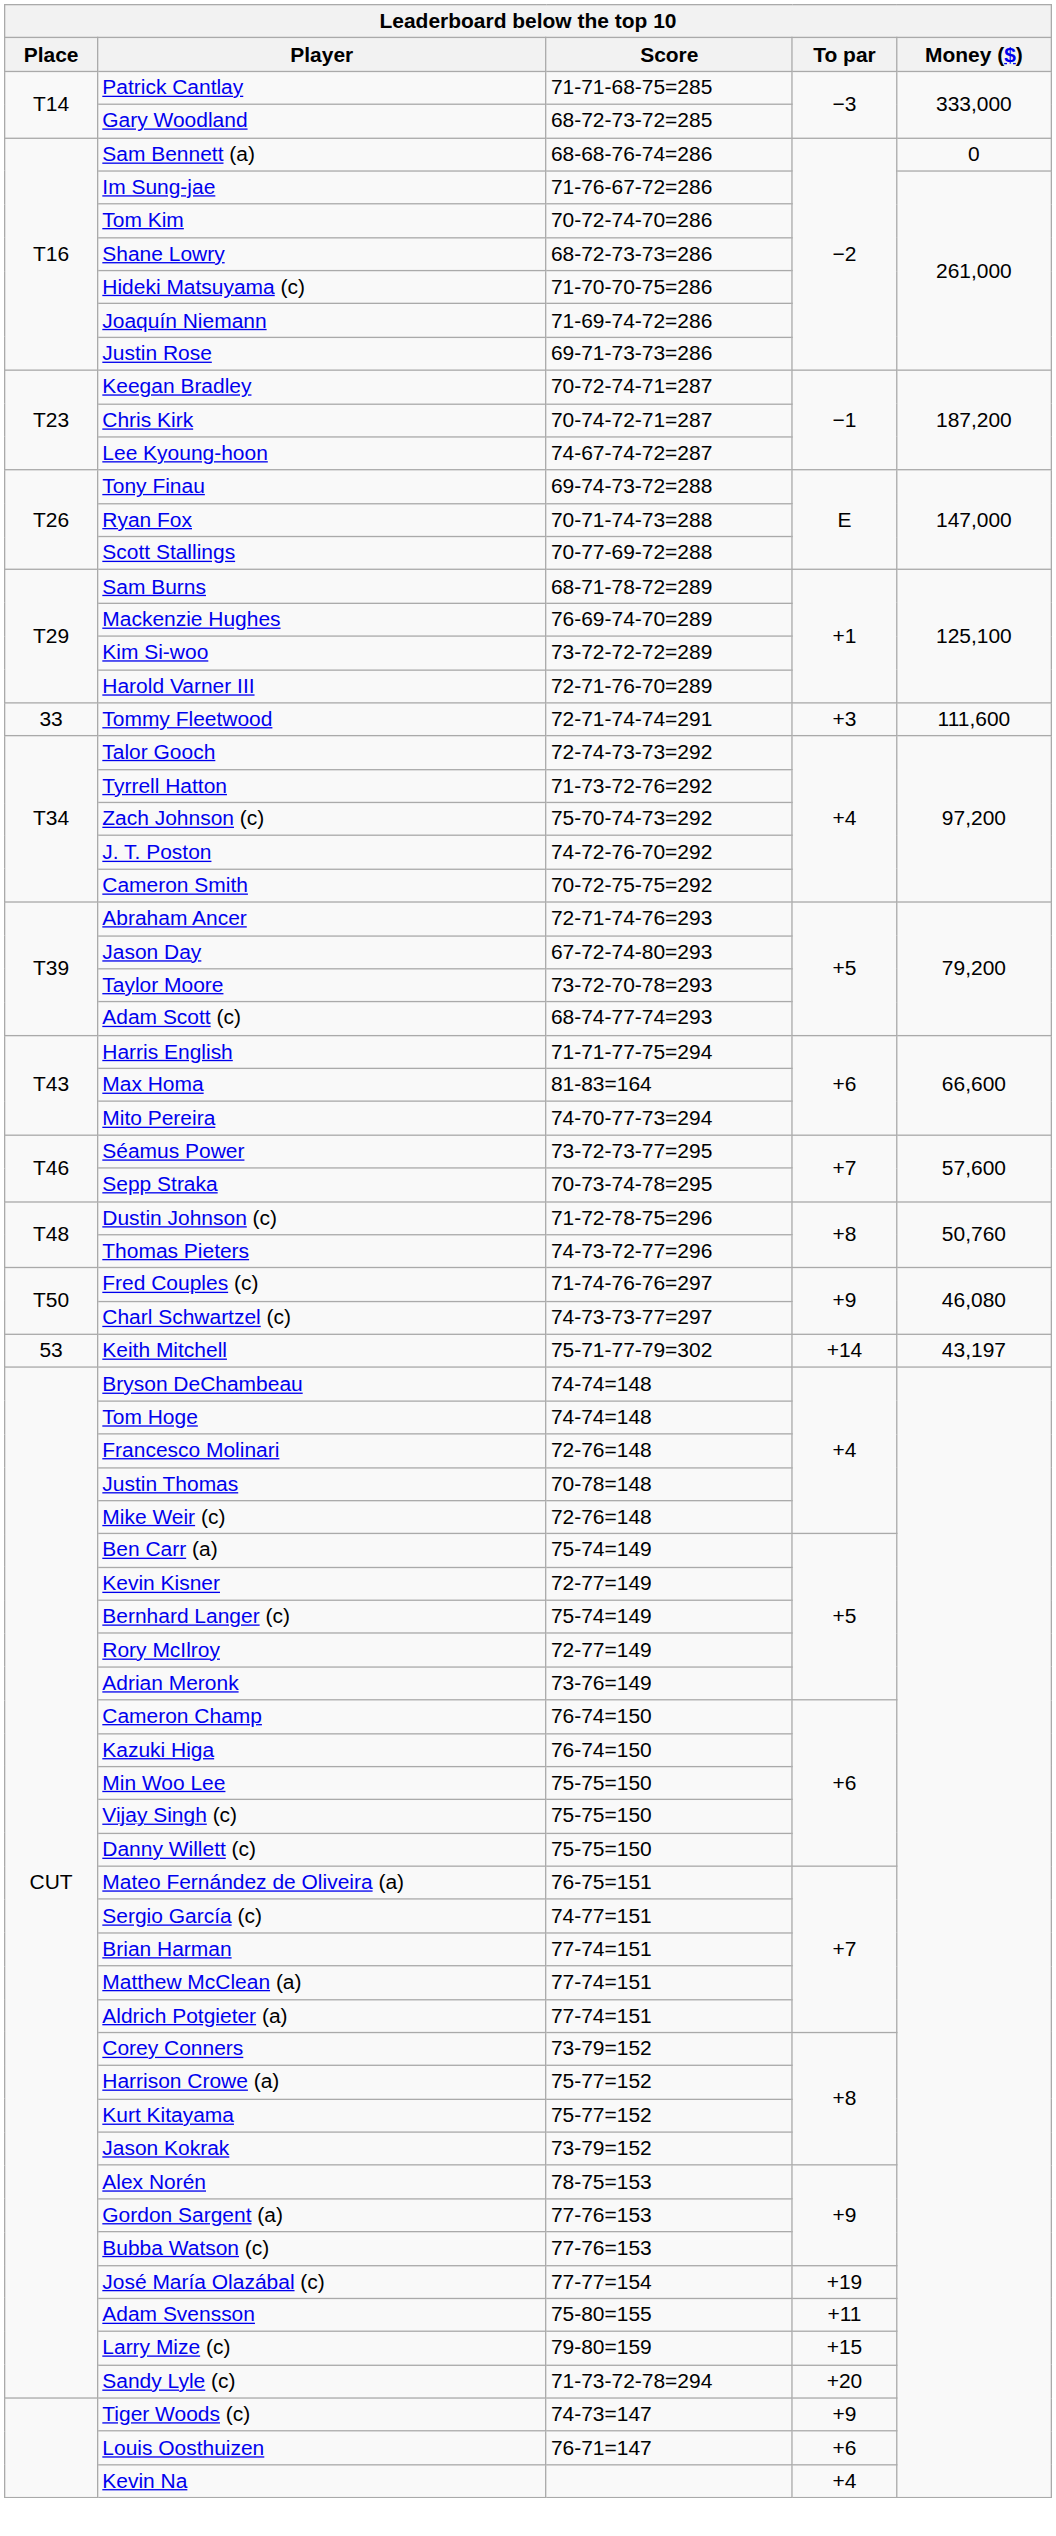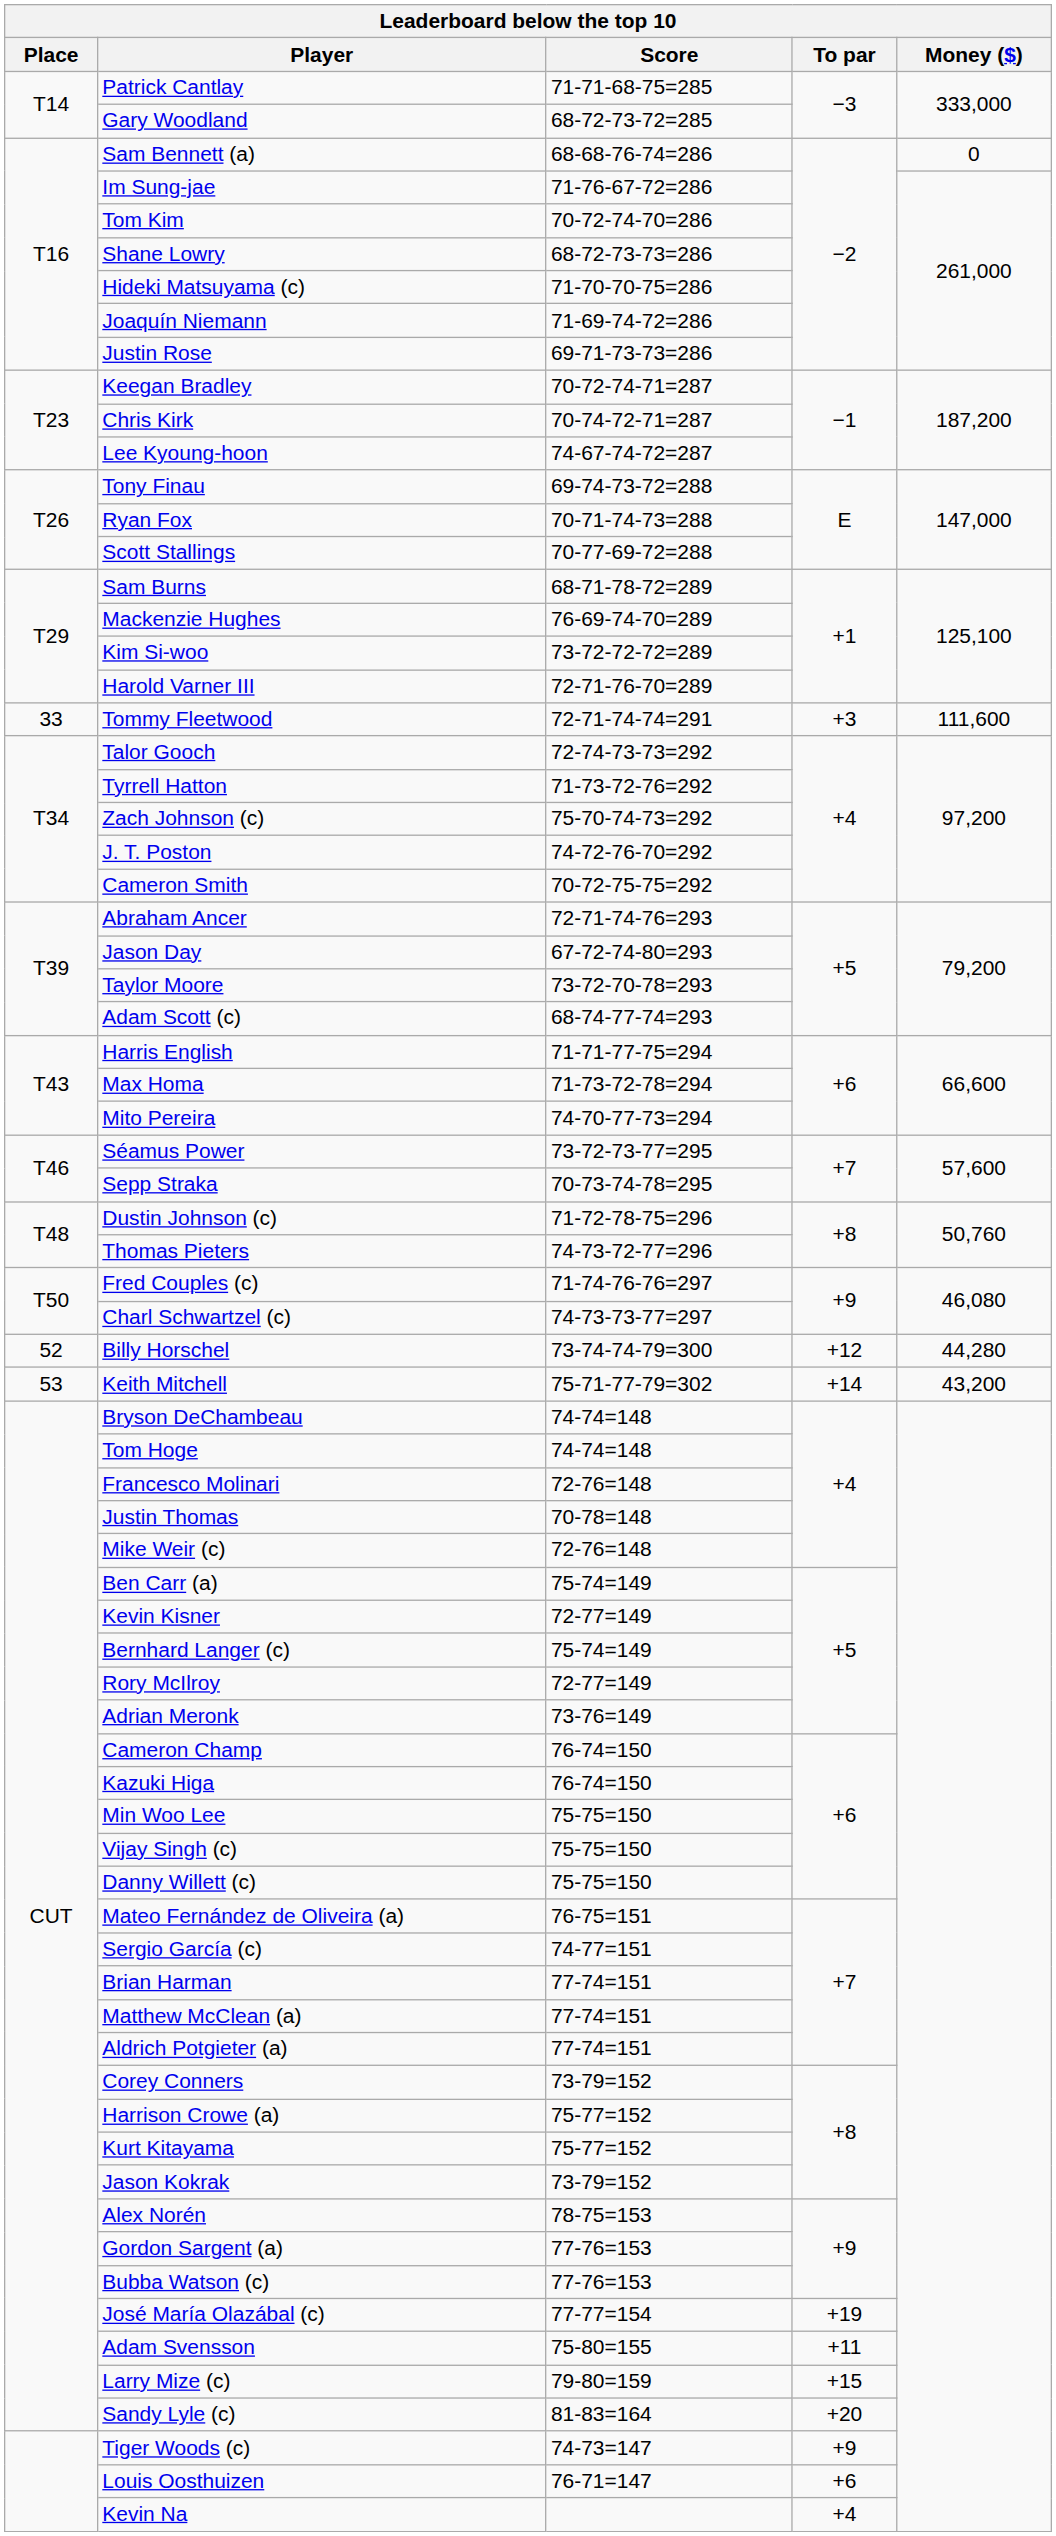(601, 1084) 81-83=164 -> (632, 1084) 71-73-72-78=294
+ row: (166, 1350)
(974, 1350) 43,197 -> (974, 1384) 43,200
(632, 2381) 71-73-72-78=294 -> (601, 2414) 81-83=164
